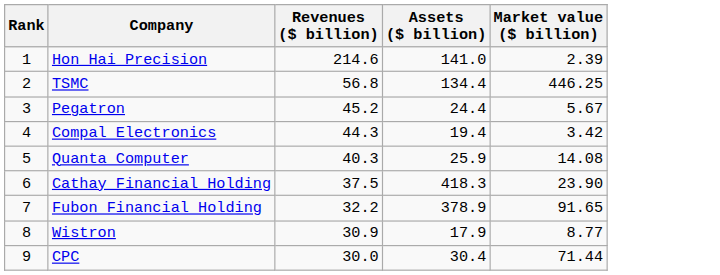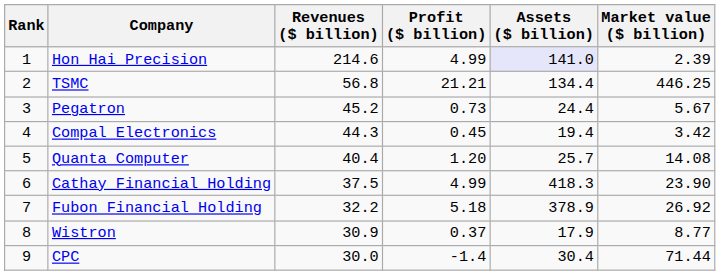+ column: (436, 26)
(464, 59) no background -> (571, 59) lavender background
(360, 158) 40.3 -> (360, 158) 40.4
(468, 158) 25.9 -> (576, 158) 25.7
(580, 208) 91.65 -> (688, 208) 26.92
